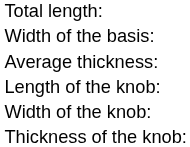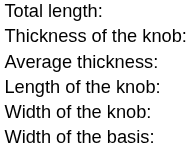rows swapped: (79, 36) <-> (96, 137)
